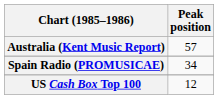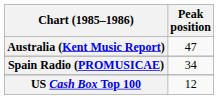(191, 46) 57 -> (191, 46) 47
